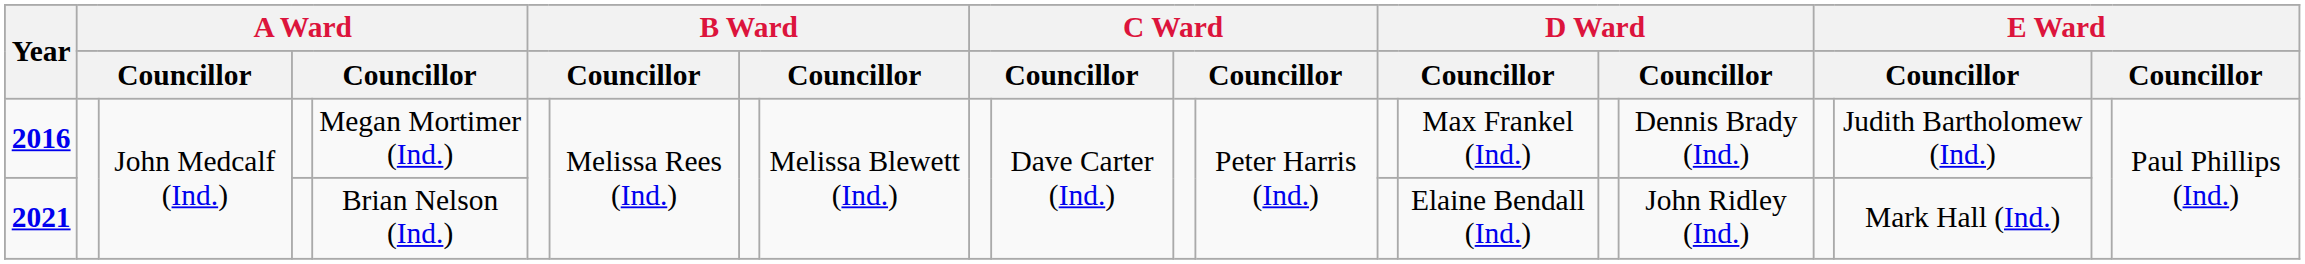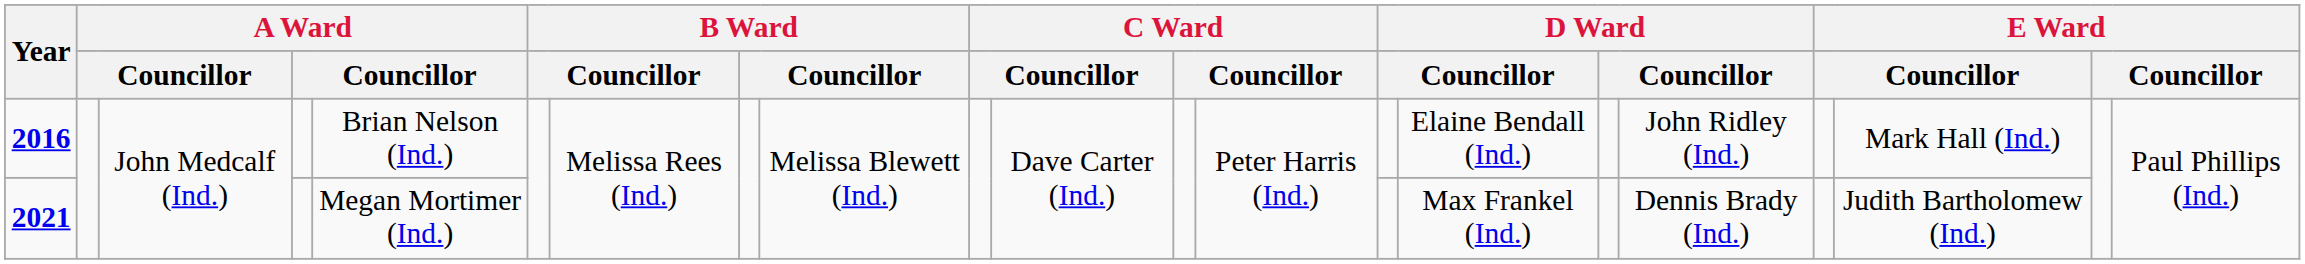(420, 137) Megan Mortimer (Ind.) -> (420, 137) Brian Nelson (Ind.)
(1498, 137) Max Frankel (Ind.) -> (1498, 137) Elaine Bendall (Ind.)
(1716, 137) Dennis Brady (Ind.) -> (1716, 137) John Ridley (Ind.)
(1963, 137) Judith Bartholomew (Ind.) -> (1963, 137) Mark Hall (Ind.)
(420, 217) Brian Nelson (Ind.) -> (420, 217) Megan Mortimer (Ind.)
(1498, 217) Elaine Bendall (Ind.) -> (1498, 217) Max Frankel (Ind.)
(1716, 217) John Ridley (Ind.) -> (1716, 217) Dennis Brady (Ind.)
(1963, 217) Mark Hall (Ind.) -> (1963, 217) Judith Bartholomew (Ind.)
